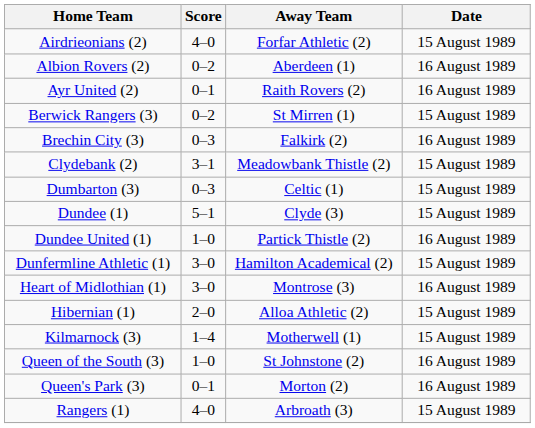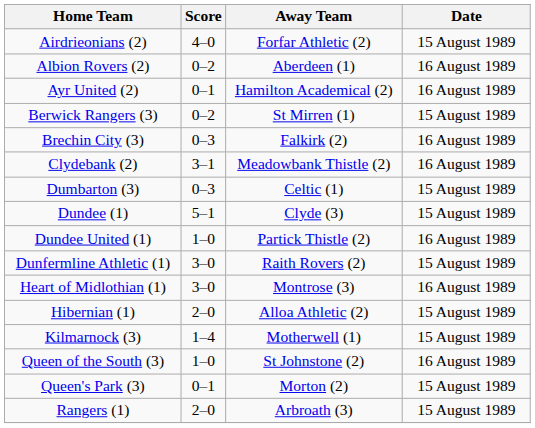(314, 90) Raith Rovers (2) -> (314, 90) Hamilton Academical (2)
(466, 164) 15 August 1989 -> (466, 164) 16 August 1989
(314, 262) Hamilton Academical (2) -> (314, 262) Raith Rovers (2)
(466, 386) 16 August 1989 -> (466, 386) 15 August 1989
(203, 410) 4–0 -> (203, 410) 2–0
